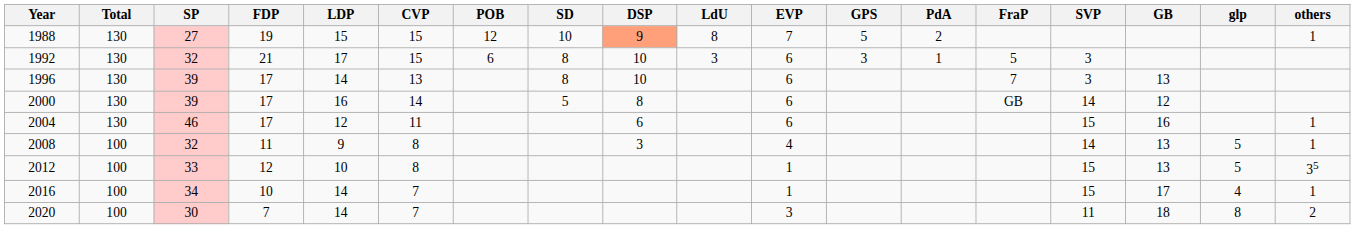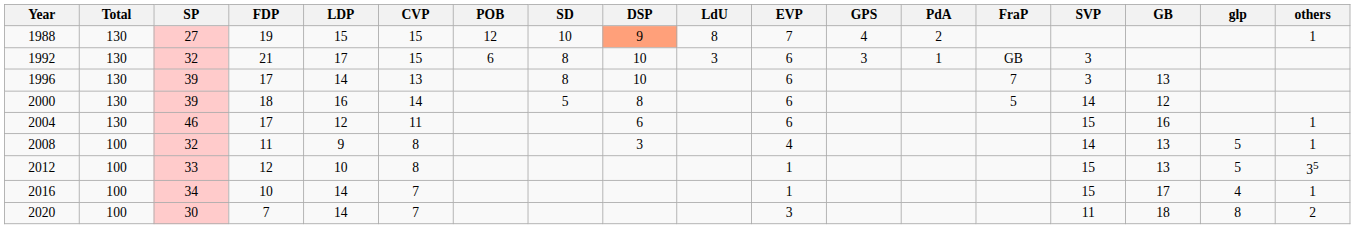(864, 36) 5 -> (864, 36) 4
(1014, 58) 5 -> (1014, 58) GB
(266, 101) 17 -> (266, 101) 18
(1014, 101) GB -> (1014, 101) 5
